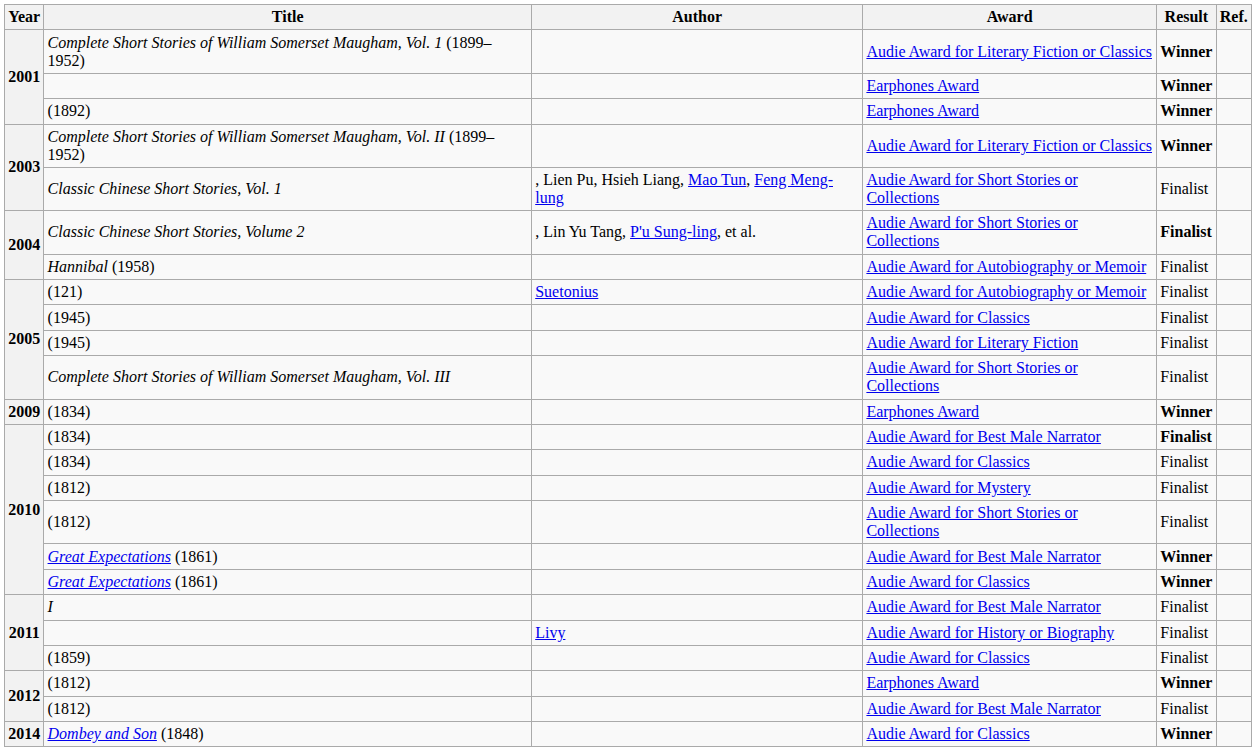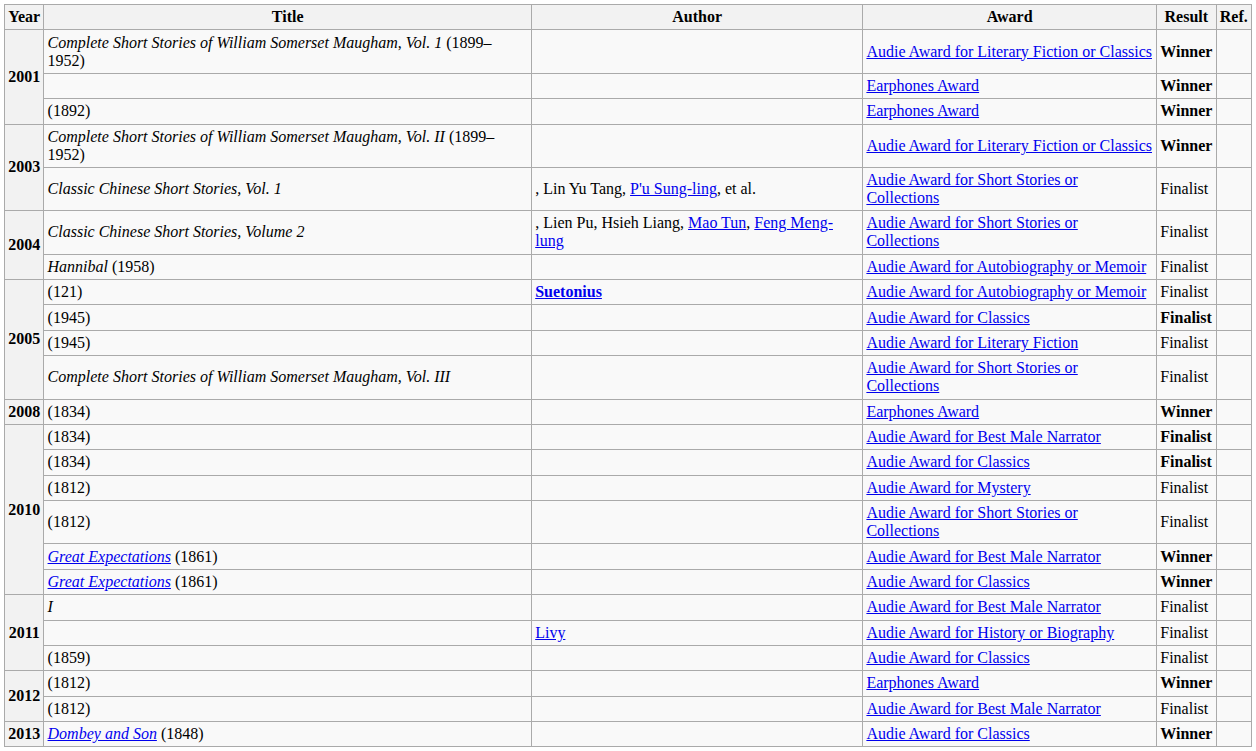(684, 189) , Lien Pu, Hsieh Liang, Mao Tun, Feng Meng-lung -> (646, 189) , Lin Yu Tang, P'u Sung-ling, et al.
(646, 232) , Lin Yu Tang, P'u Sung-ling, et al. -> (684, 232) , Lien Pu, Hsieh Liang, Mao Tun, Feng Meng-lung
(1186, 232) bold -> (1184, 232) normal
(567, 292) normal -> (569, 292) bold
(1184, 317) normal -> (1186, 317) bold
(24, 411) 2009 -> (24, 411) 2008
(1184, 462) normal -> (1186, 462) bold
(24, 734) 2014 -> (24, 734) 2013
